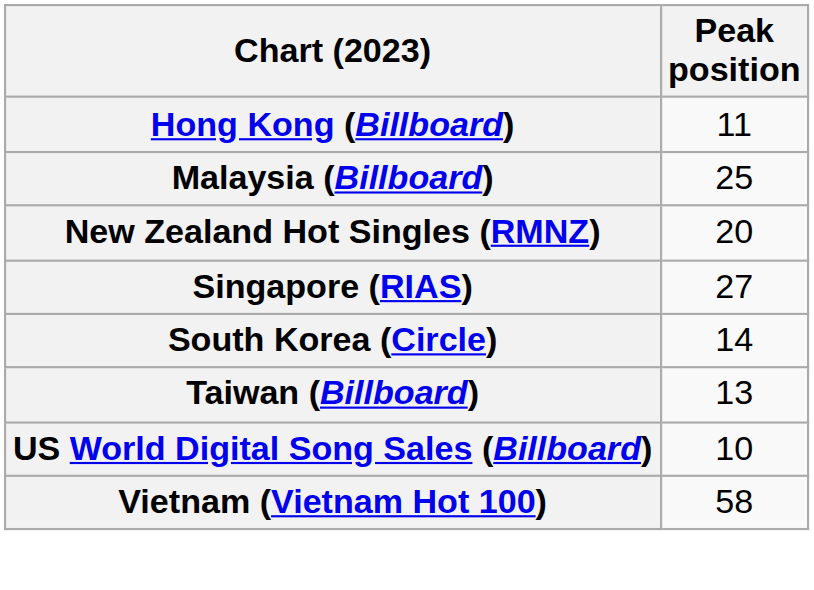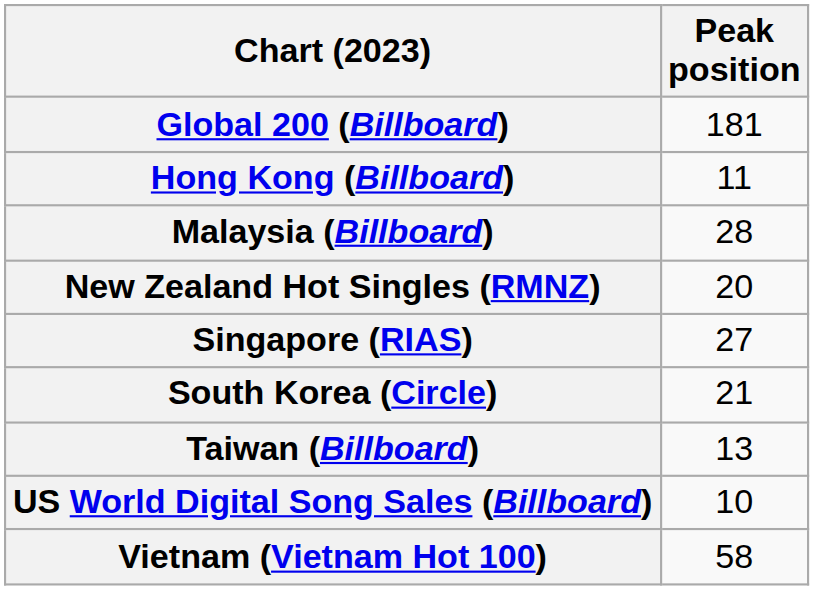+ row: (333, 123)
(734, 177) 25 -> (734, 232) 28
(734, 340) 14 -> (734, 394) 21
